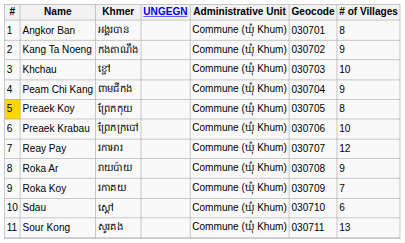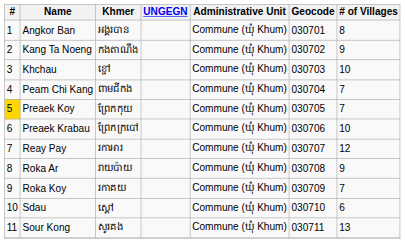(342, 89) 9 -> (342, 89) 7
(342, 109) 8 -> (342, 109) 7
